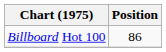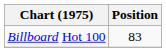(135, 36) 86 -> (135, 36) 83
